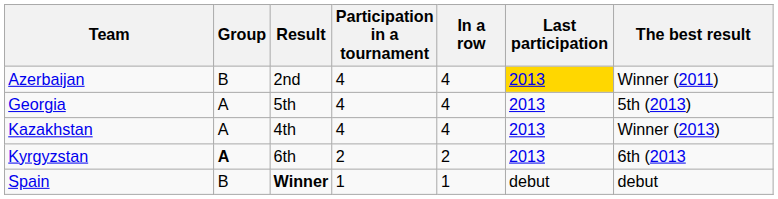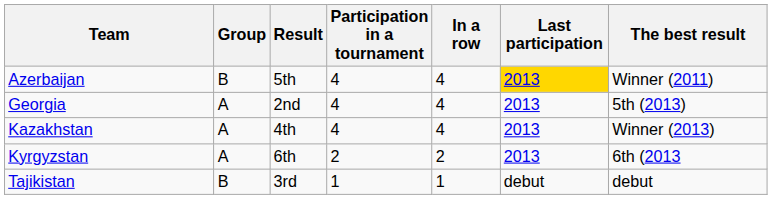(287, 79) 2nd -> (285, 79) 5th
(285, 104) 5th -> (287, 104) 2nd
(224, 156) bold -> (223, 156) normal
- row: (29, 181)
+ row: (41, 181)
